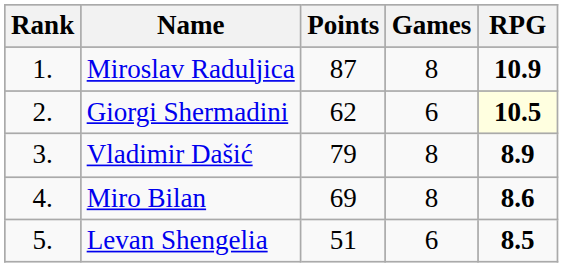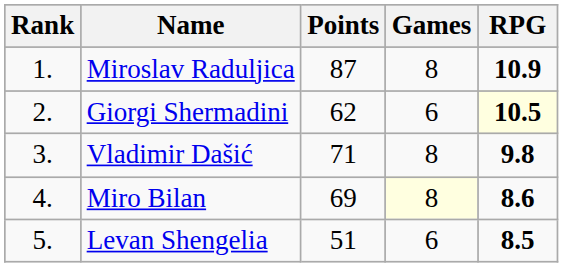(343, 154) 79 -> (343, 154) 71
(518, 154) 8.9 -> (518, 154) 9.8
(432, 197) no background -> (432, 197) lightyellow background
